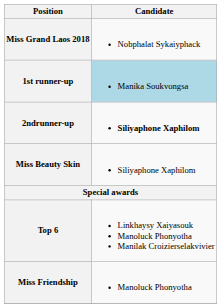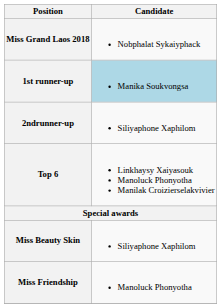(154, 128) bold -> (154, 128) normal
rows swapped: (48, 231) <-> (48, 165)
